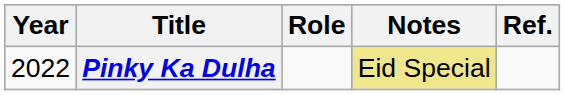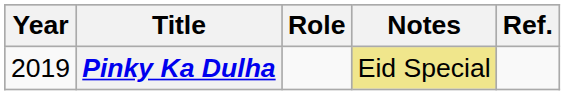(40, 67) 2022 -> (40, 67) 2019
